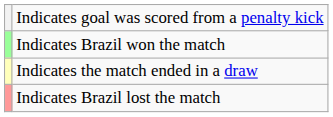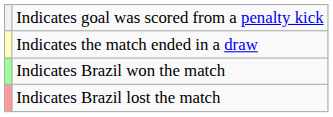rows swapped: (121, 44) <-> (137, 71)
